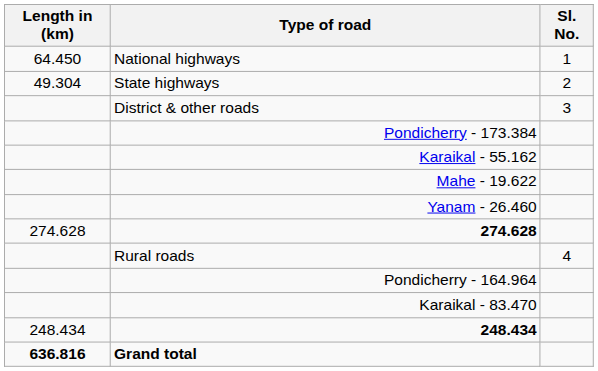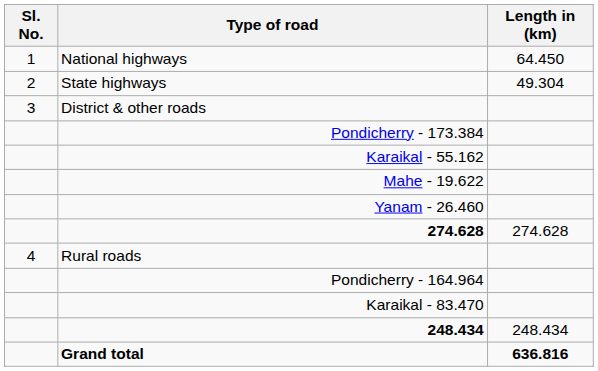columns swapped: (567, 25) <-> (57, 25)
